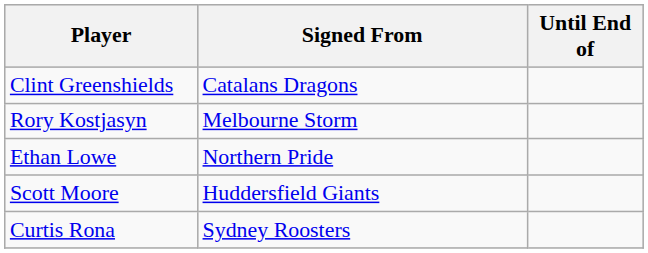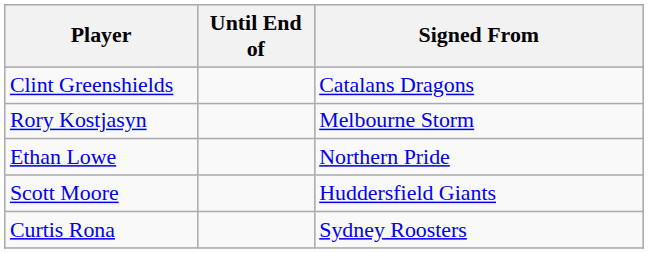columns swapped: (362, 35) <-> (585, 35)
